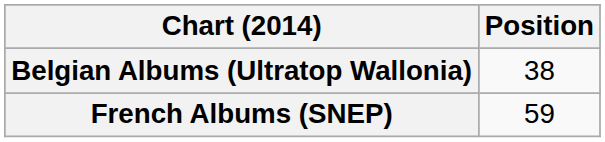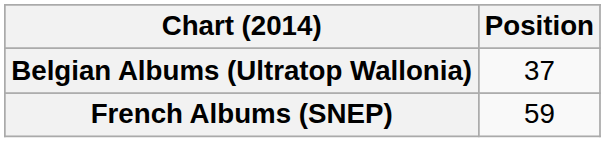(539, 70) 38 -> (539, 70) 37
